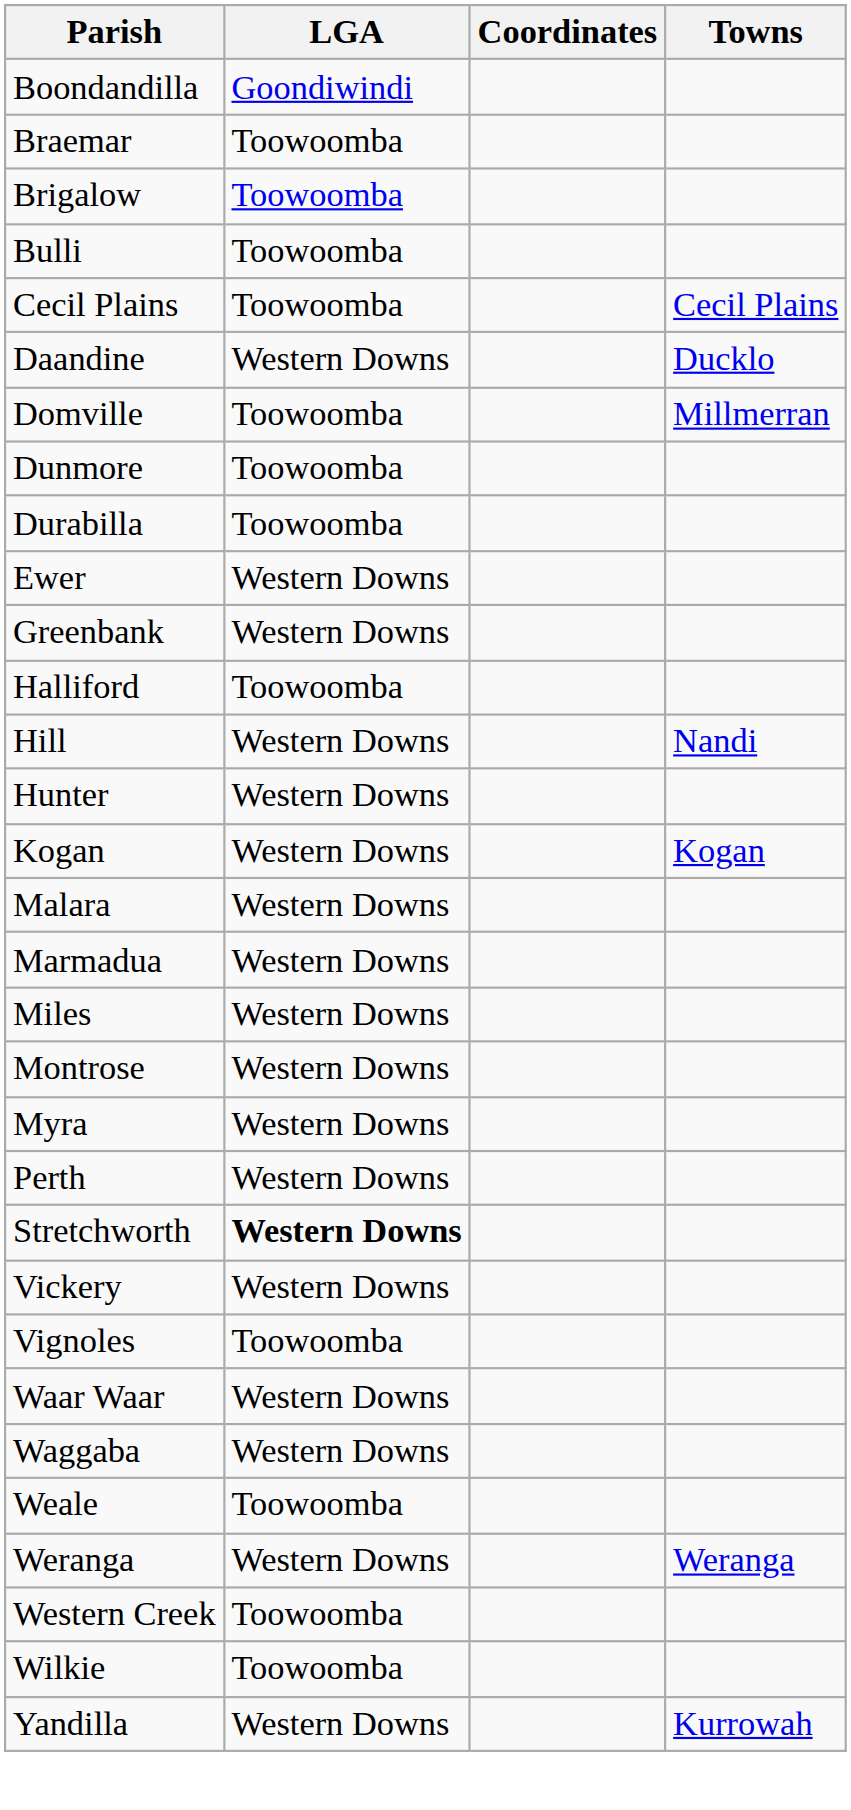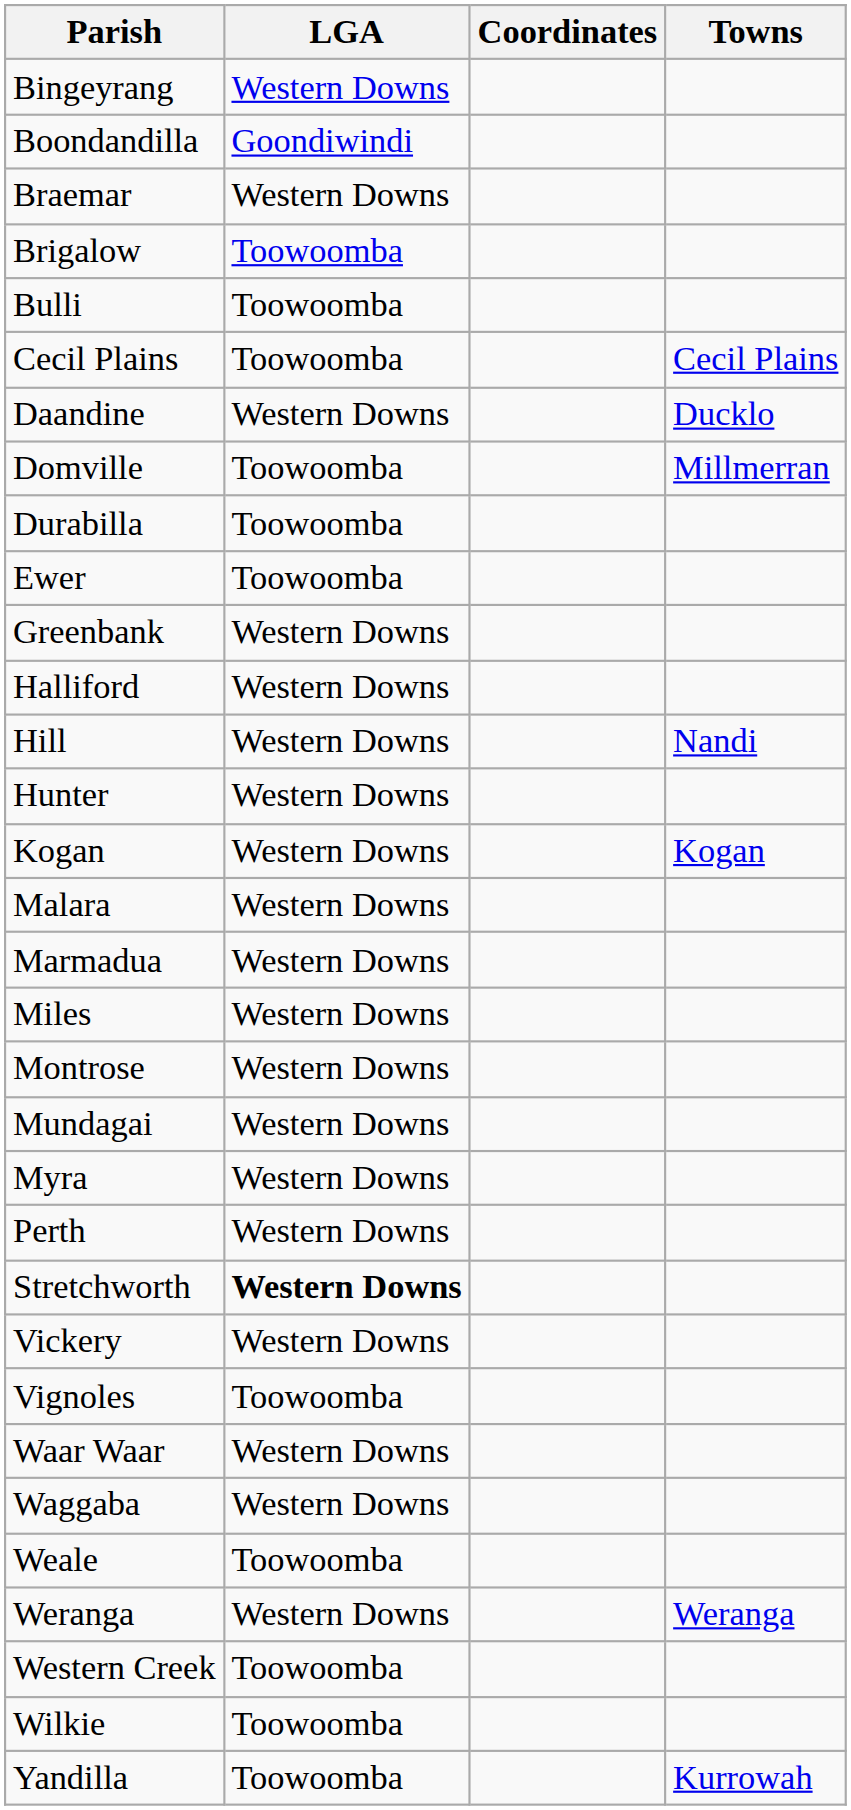+ row: (93, 86)
(317, 140) Toowoomba -> (340, 195) Western Downs
- row: (78, 468)
(340, 577) Western Downs -> (317, 577) Toowoomba
(317, 686) Toowoomba -> (340, 686) Western Downs
+ row: (83, 1122)
(340, 1723) Western Downs -> (317, 1777) Toowoomba
